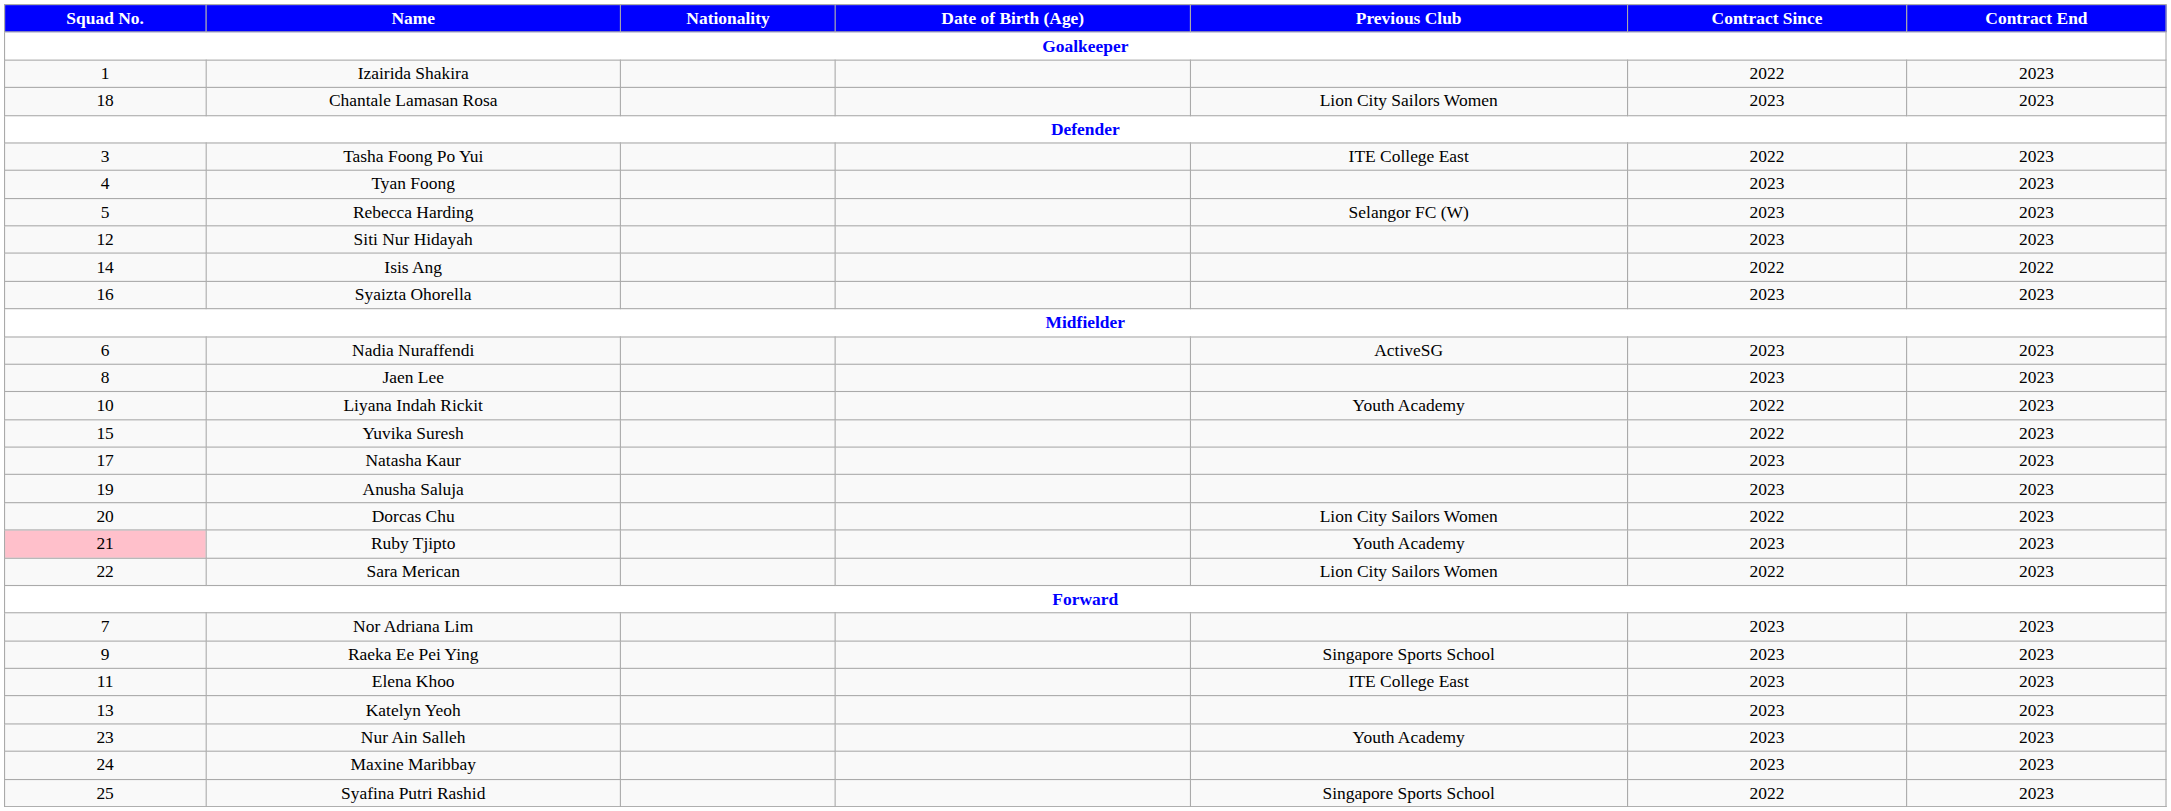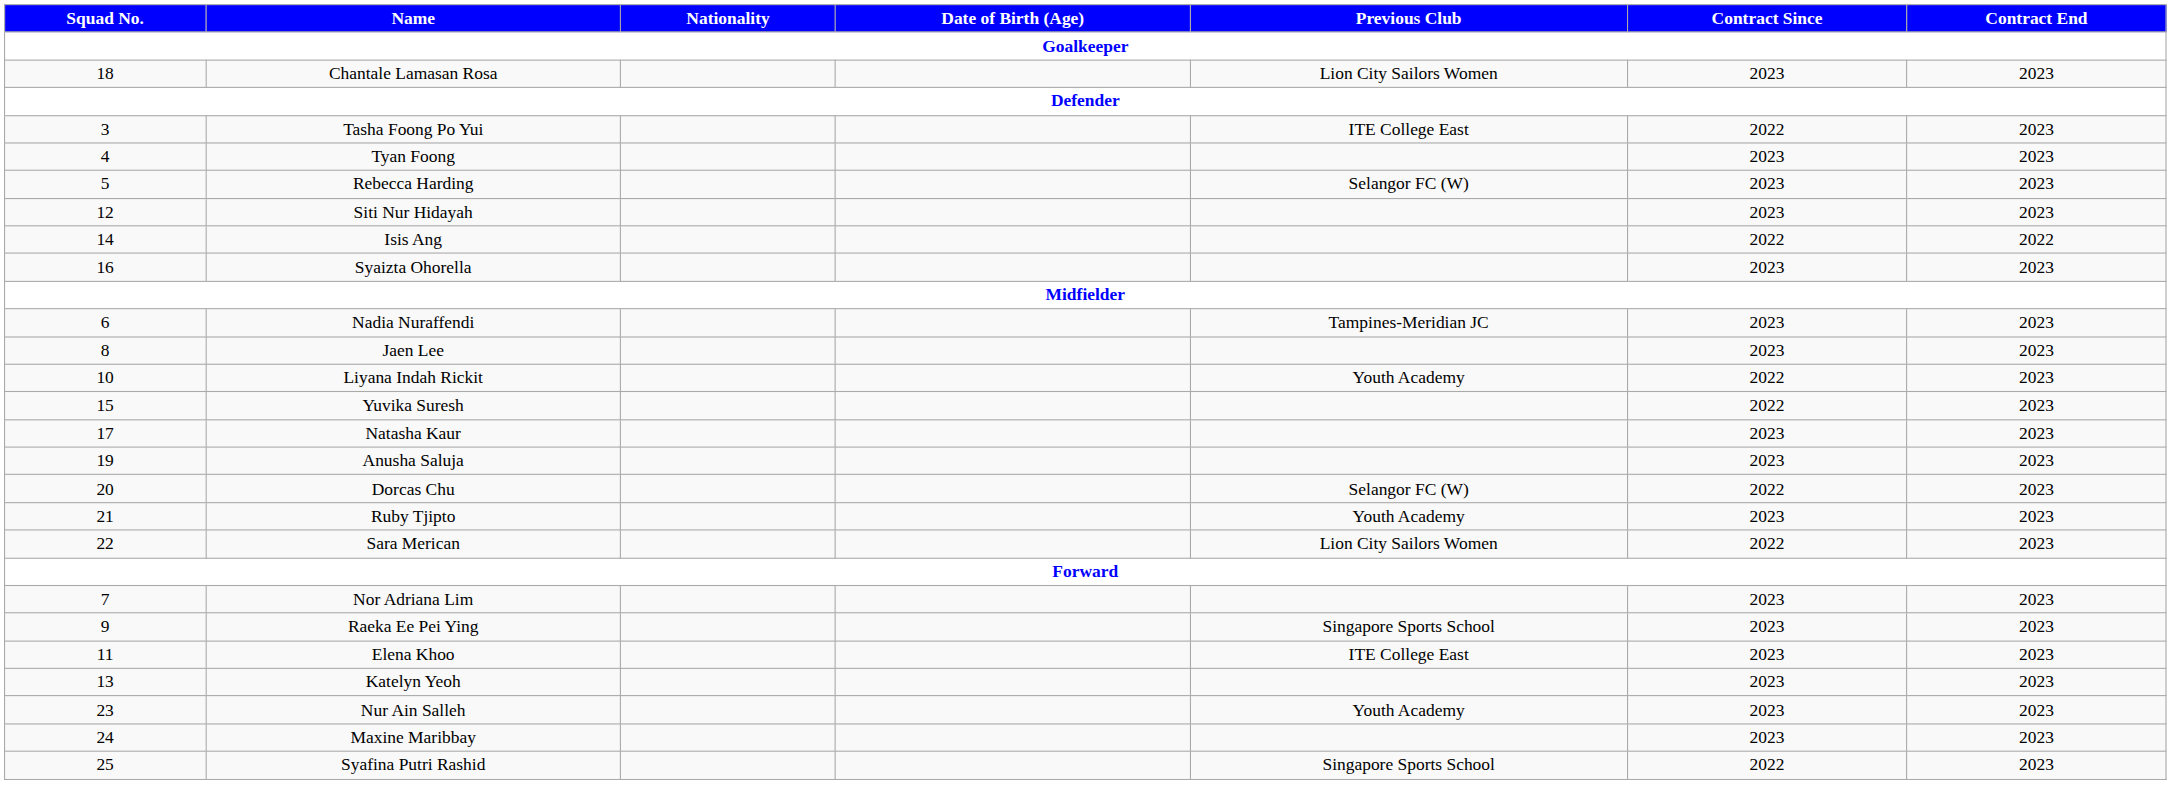- row: (413, 73)
(1409, 350) ActiveSG -> (1409, 322) Tampines-Meridian JC
(1409, 516) Lion City Sailors Women -> (1409, 488) Selangor FC (W)
(105, 543) pink background -> (105, 516) no background
